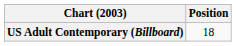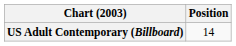(209, 31) 18 -> (209, 31) 14
